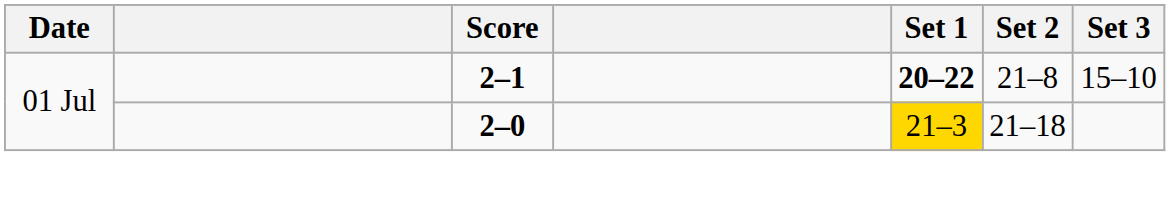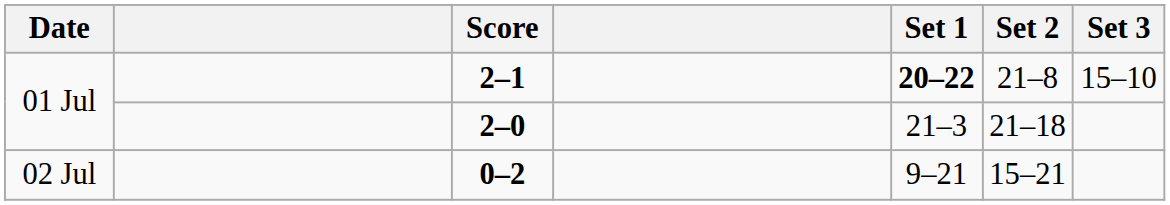(936, 125) gold background -> (936, 125) no background
+ row: (502, 174)
